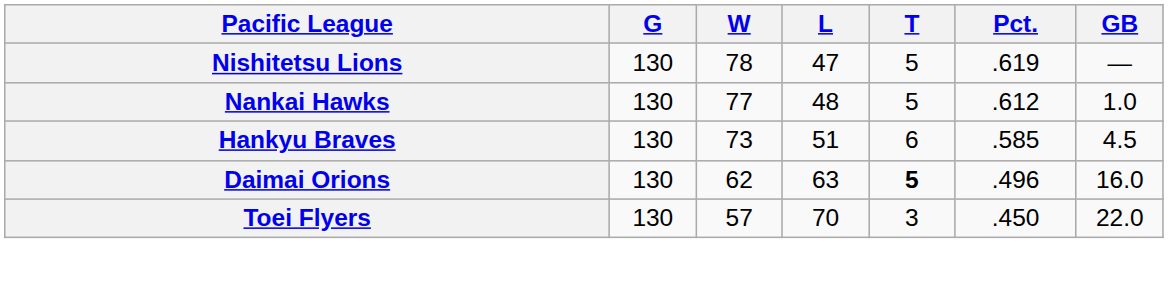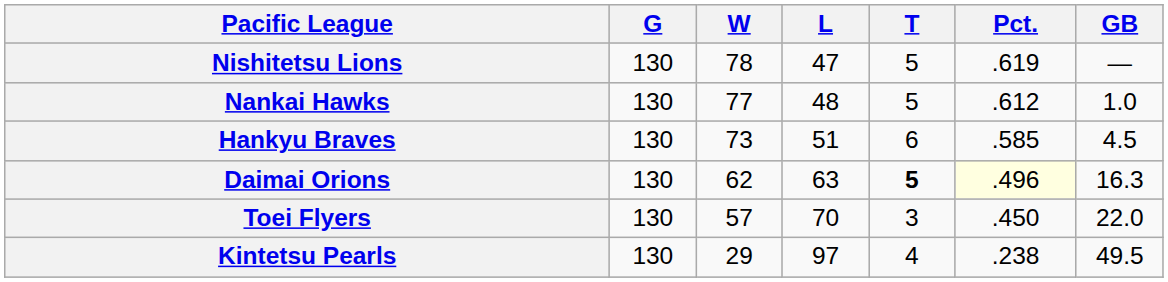(1016, 179) no background -> (1016, 179) lightyellow background
(1120, 179) 16.0 -> (1120, 179) 16.3
+ row: (307, 256)
